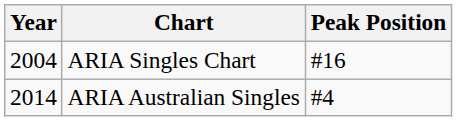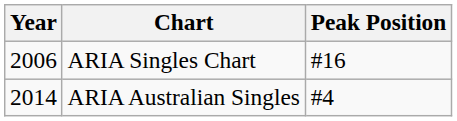(33, 60) 2004 -> (33, 60) 2006
